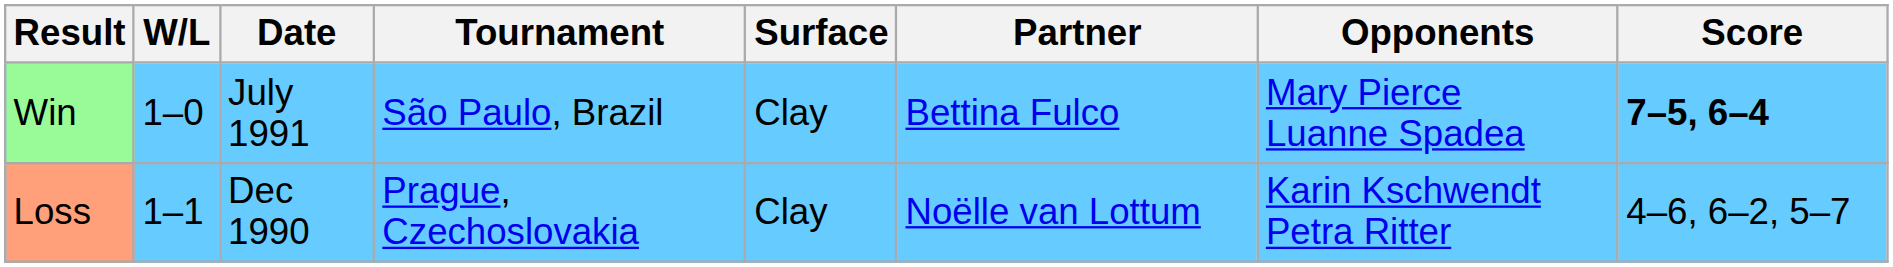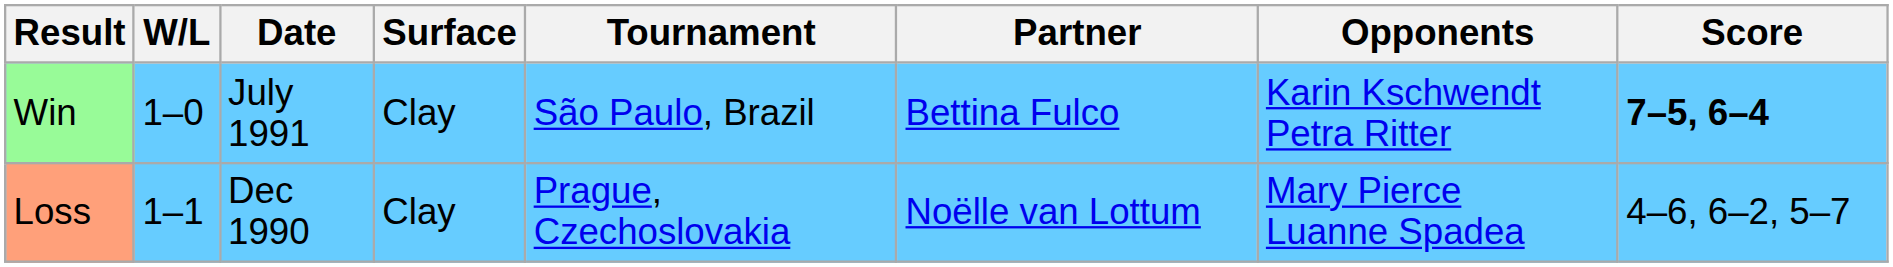columns swapped: (560, 33) <-> (821, 33)
(1395, 112) Mary Pierce Luanne Spadea -> (1403, 112) Karin Kschwendt Petra Ritter
(1403, 211) Karin Kschwendt Petra Ritter -> (1395, 211) Mary Pierce Luanne Spadea
